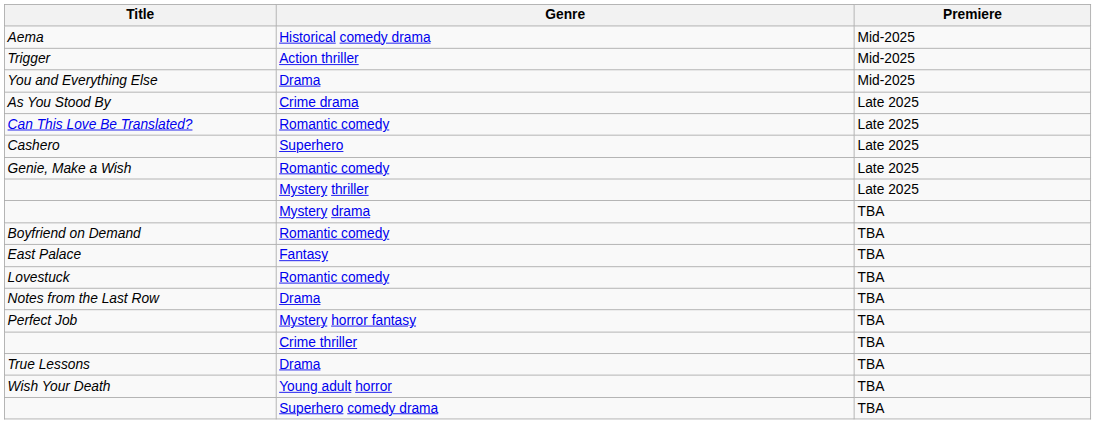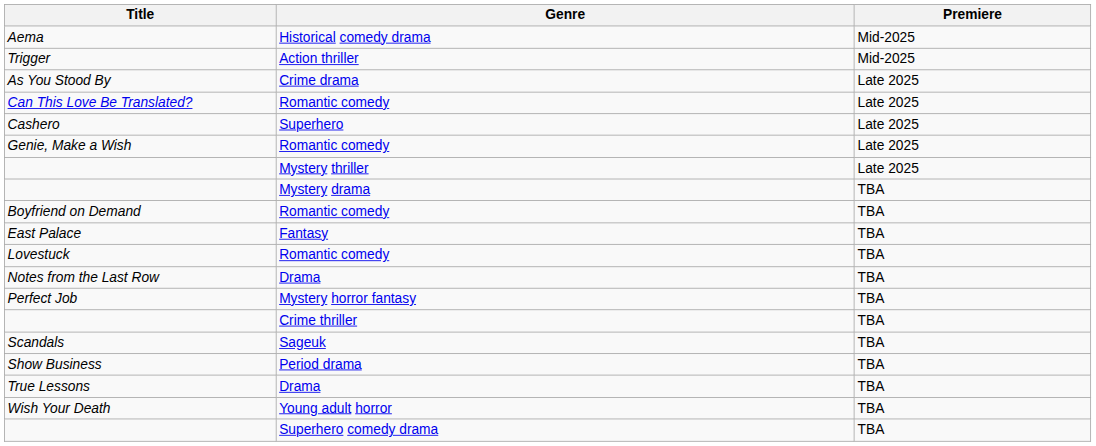- row: (83, 80)
+ row: (36, 342)
+ row: (55, 364)
